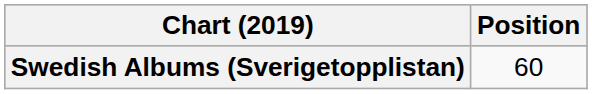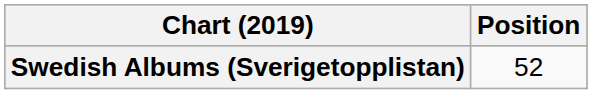(529, 66) 60 -> (529, 66) 52
